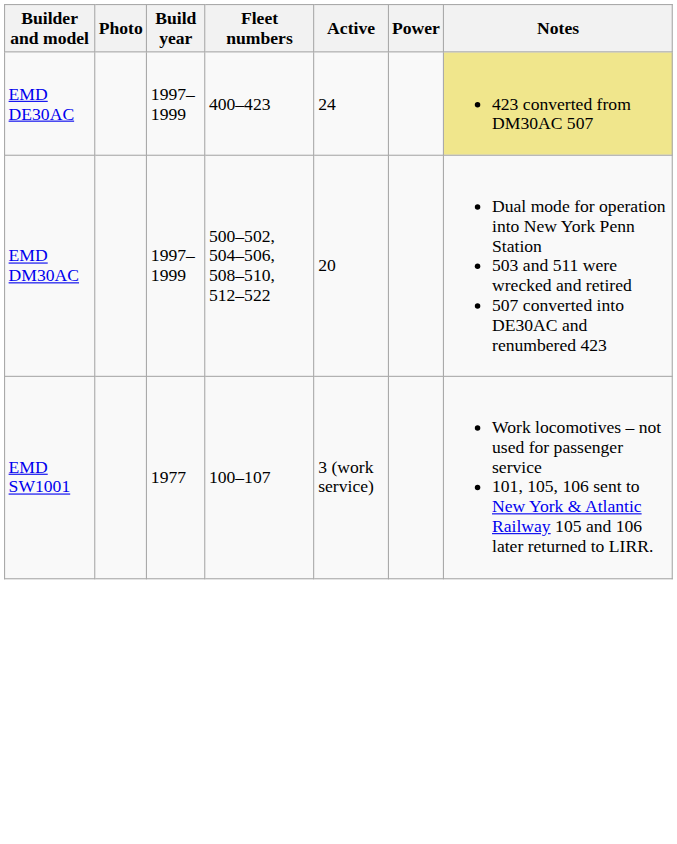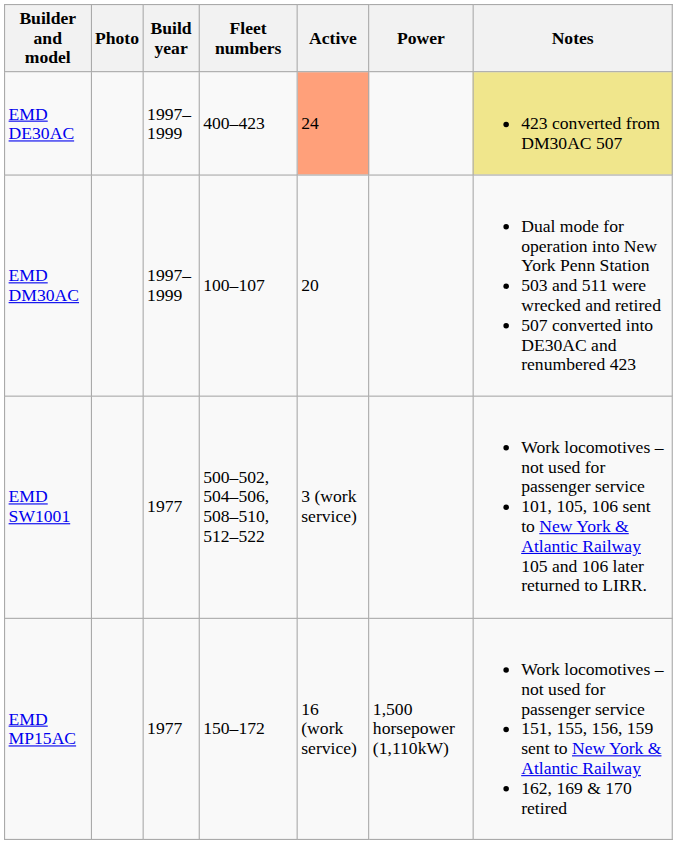(327, 103) no background -> (310, 123) lightsalmon background
(242, 265) 500–502, 504–506, 508–510, 512–522 -> (234, 285) 100–107
(240, 477) 100–107 -> (236, 506) 500–502, 504–506, 508–510, 512–522
+ row: (42, 728)
